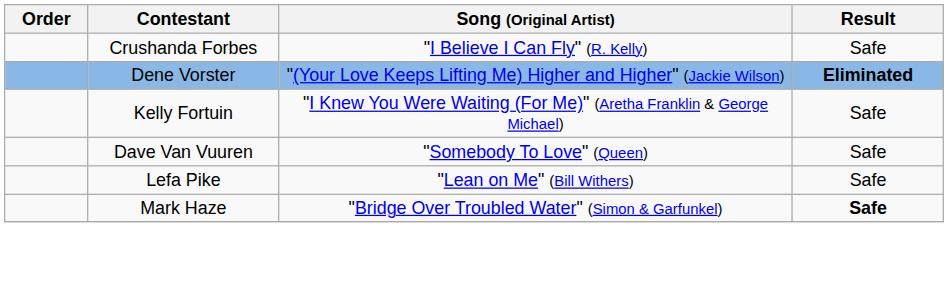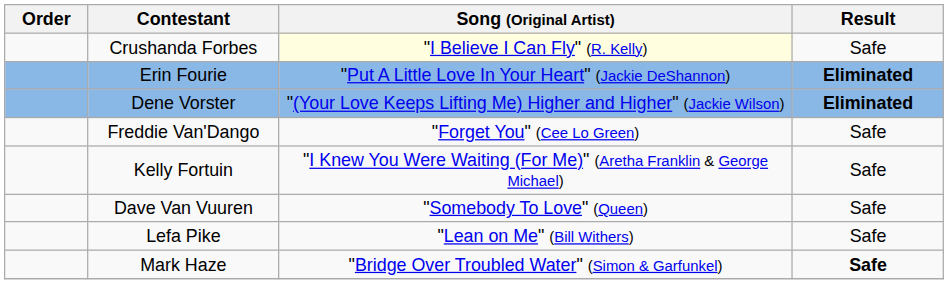(536, 47) no background -> (536, 47) lightyellow background
+ row: (183, 76)
+ row: (183, 132)
